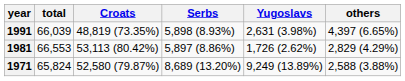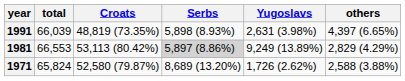(200, 48) no background -> (200, 48) lightgrey background
(281, 48) 1,726 (2.62%) -> (284, 48) 9,249 (13.89%)
(284, 66) 9,249 (13.89%) -> (281, 66) 1,726 (2.62%)
